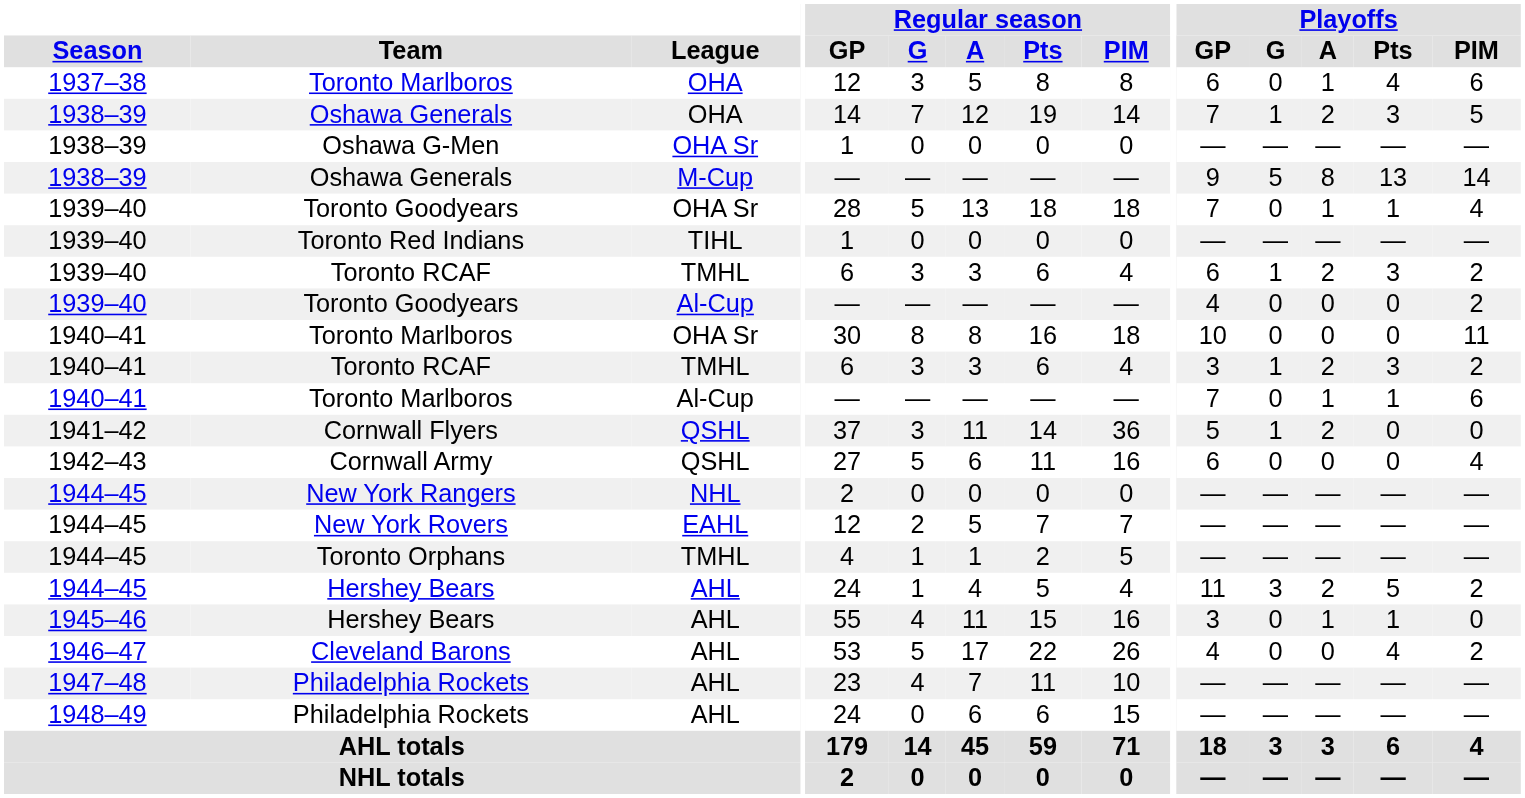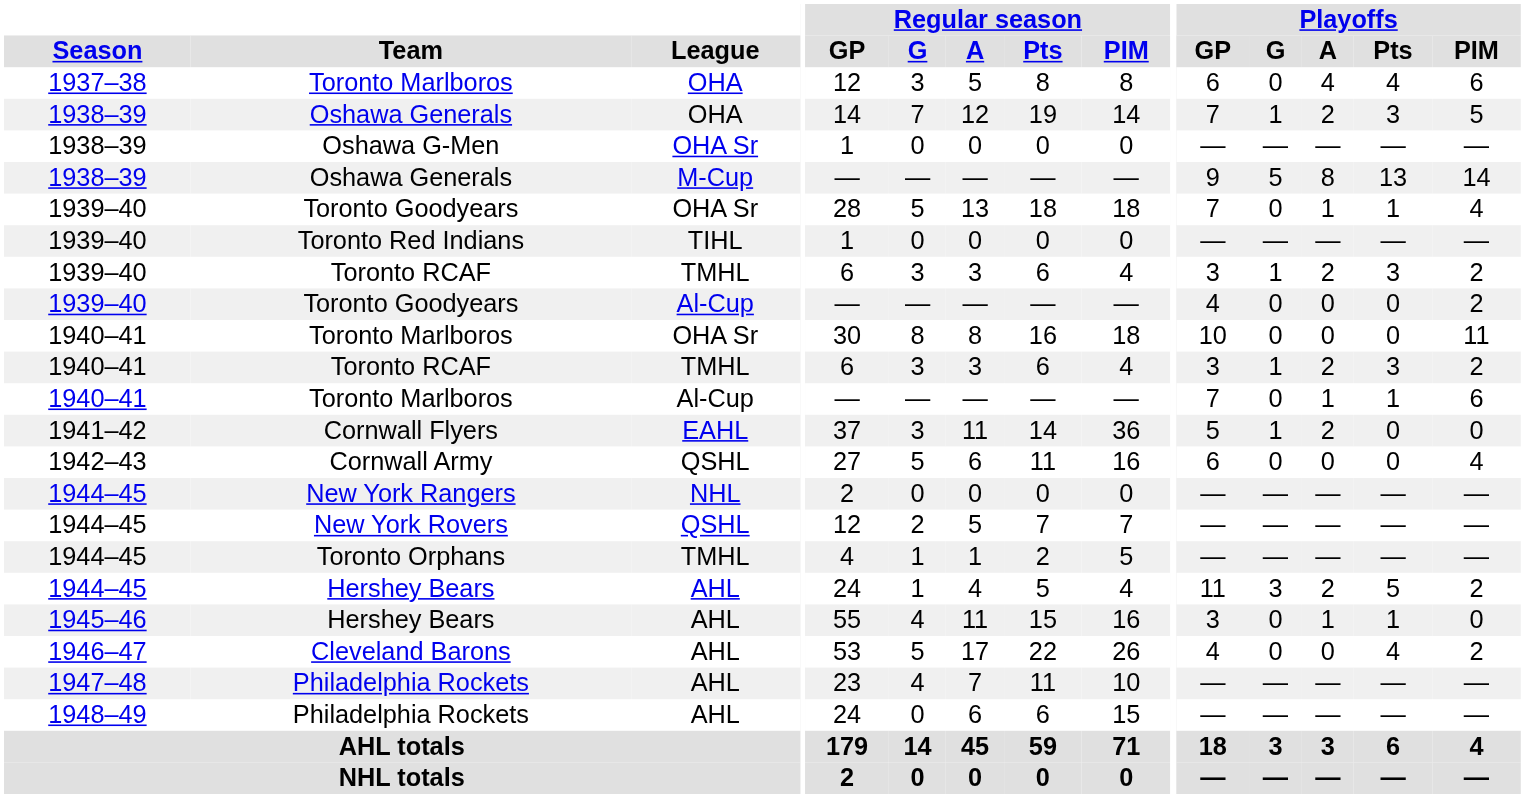(1328, 82) 1 -> (1328, 82) 4
(1213, 272) 6 -> (1213, 272) 3
(715, 430) QSHL -> (715, 430) EAHL
(715, 525) EAHL -> (715, 525) QSHL
